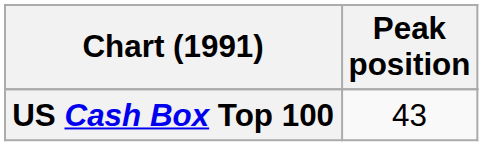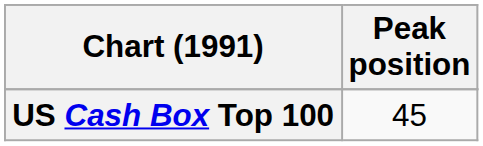(409, 114) 43 -> (409, 114) 45
